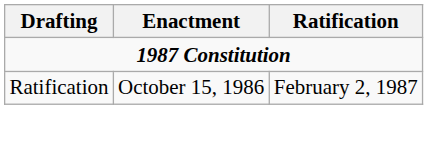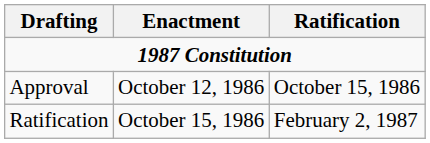+ row: (49, 87)
